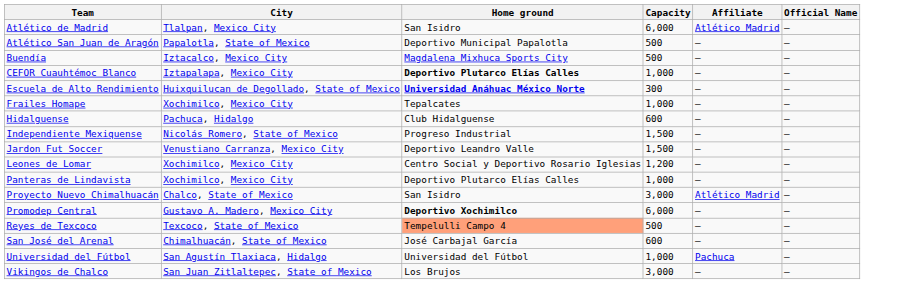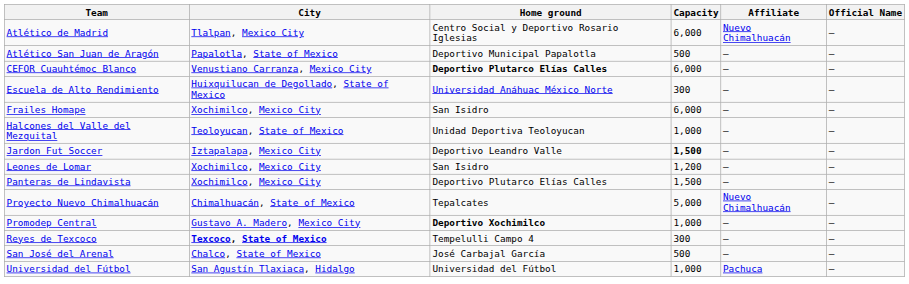(433, 27) San Isidro -> (525, 33) Centro Social y Deportivo Rosario Iglesias
(737, 27) Atlético Madrid -> (757, 33) Nuevo Chimalhuacán
- row: (26, 58)
(228, 73) Iztapalapa, Mexico City -> (281, 69) Venustiano Carranza, Mexico City
(660, 73) 1,000 -> (688, 69) 6,000
(495, 88) bold -> (523, 89) normal
(433, 104) Tepalcates -> (461, 110) San Isidro
(660, 104) 1,000 -> (688, 110) 6,000
+ row: (69, 131)
- row: (38, 119)
- row: (74, 134)
(253, 149) Venustiano Carranza, Mexico City -> (256, 151) Iztapalapa, Mexico City
(660, 149) normal -> (688, 151) bold
(523, 165) Centro Social y Deportivo Rosario Iglesias -> (461, 166) San Isidro
(660, 180) 1,000 -> (688, 182) 1,500
(228, 195) Chalco, State of Mexico -> (273, 202) Chimalhuacán, State of Mexico
(433, 195) San Isidro -> (461, 202) Tepalcates
(660, 195) 3,000 -> (688, 202) 5,000
(737, 195) Atlético Madrid -> (757, 202) Nuevo Chimalhuacán
(660, 210) 6,000 -> (688, 223) 1,000
(231, 226) normal -> (259, 238) bold
(455, 226) lightsalmon background -> (483, 238) no background
(654, 226) 500 -> (682, 238) 300
(245, 241) Chimalhuacán, State of Mexico -> (256, 254) Chalco, State of Mexico
(654, 241) 600 -> (682, 254) 500
- row: (57, 271)
